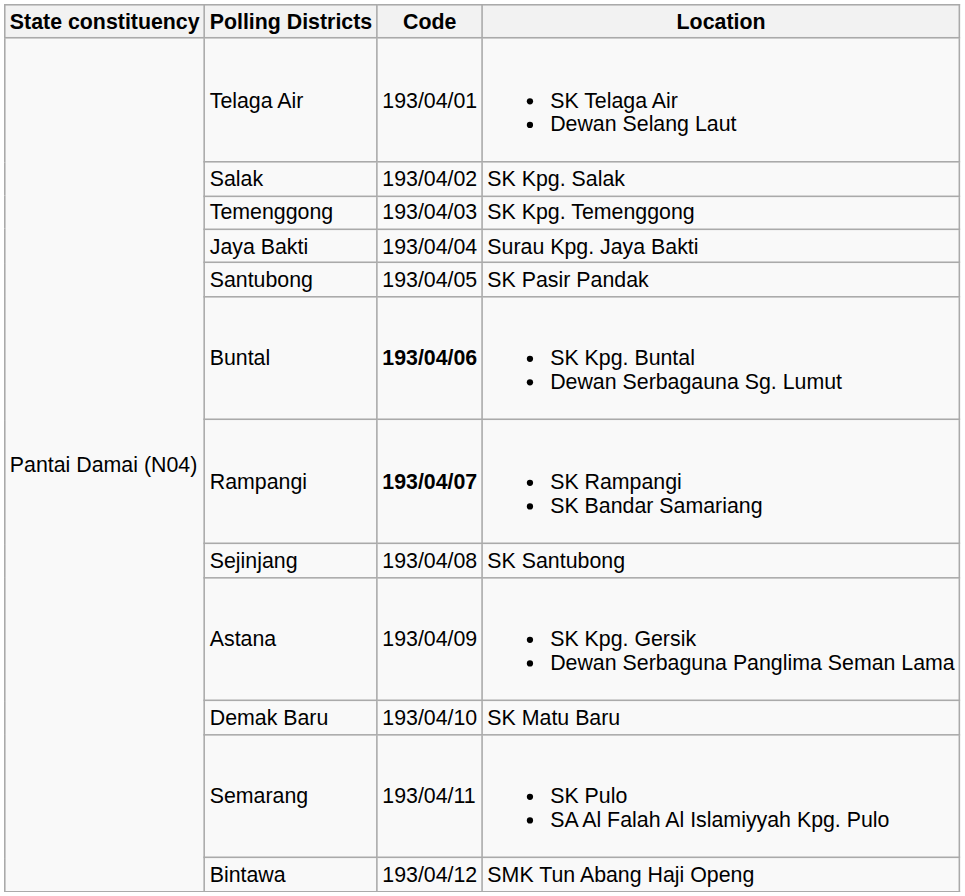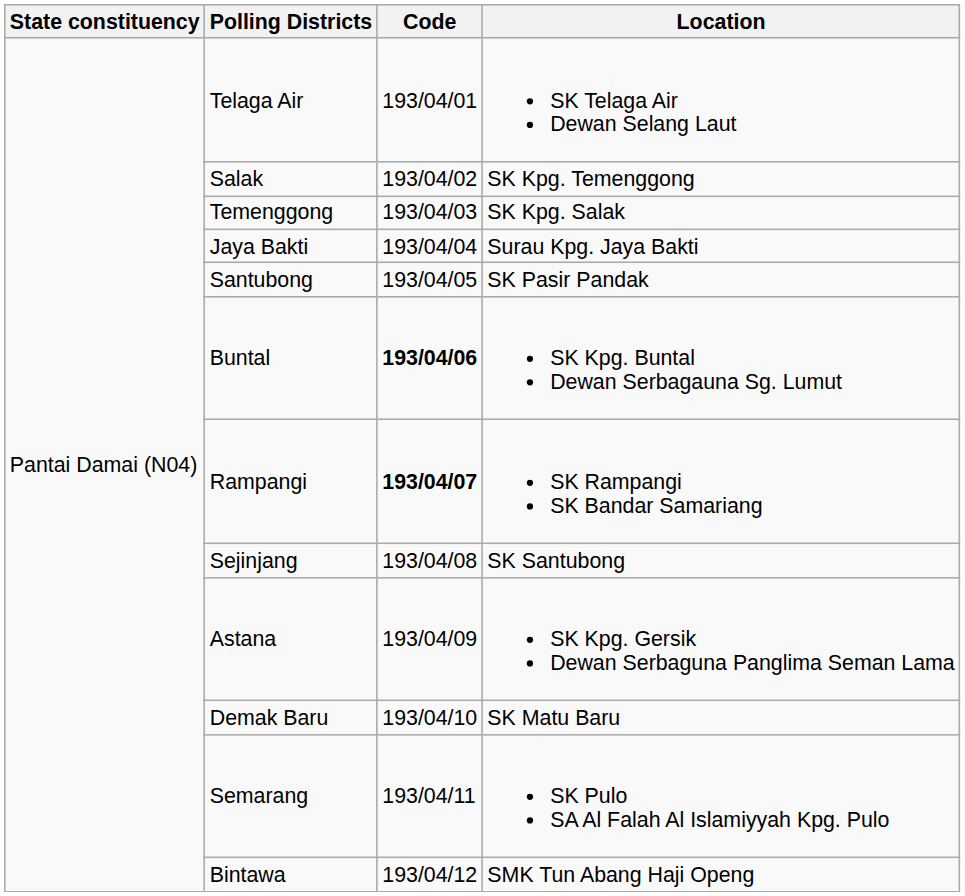(556, 178) SK Kpg. Salak -> (591, 178) SK Kpg. Temenggong
(591, 212) SK Kpg. Temenggong -> (556, 212) SK Kpg. Salak
